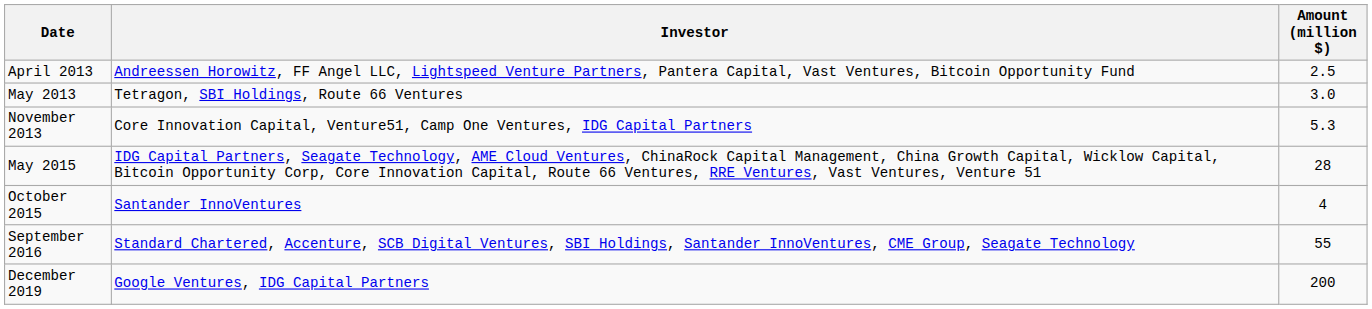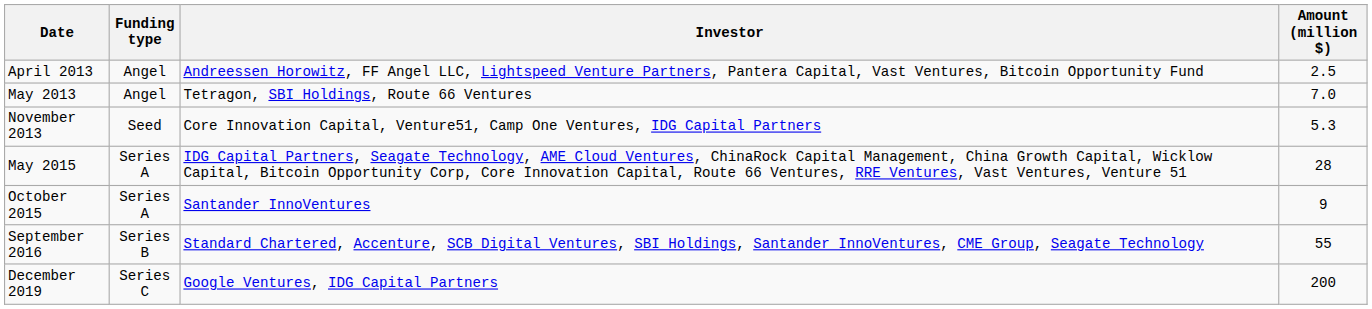+ column: (145, 32)
(1323, 95) 3.0 -> (1323, 95) 7.0
(1323, 205) 4 -> (1323, 205) 9
